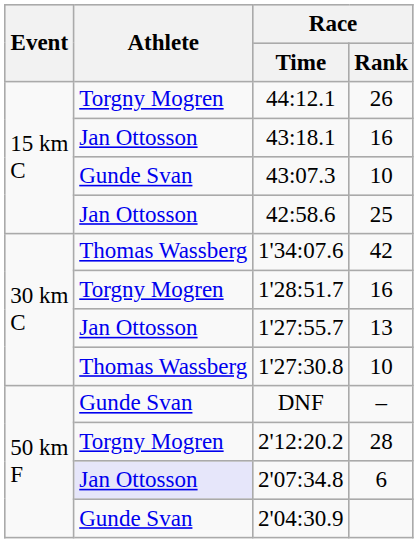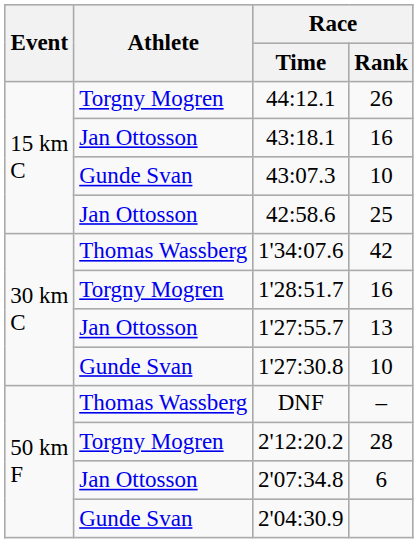(163, 365) Thomas Wassberg -> (136, 365) Gunde Svan
(136, 403) Gunde Svan -> (163, 403) Thomas Wassberg
(138, 479) lavender background -> (138, 479) no background
